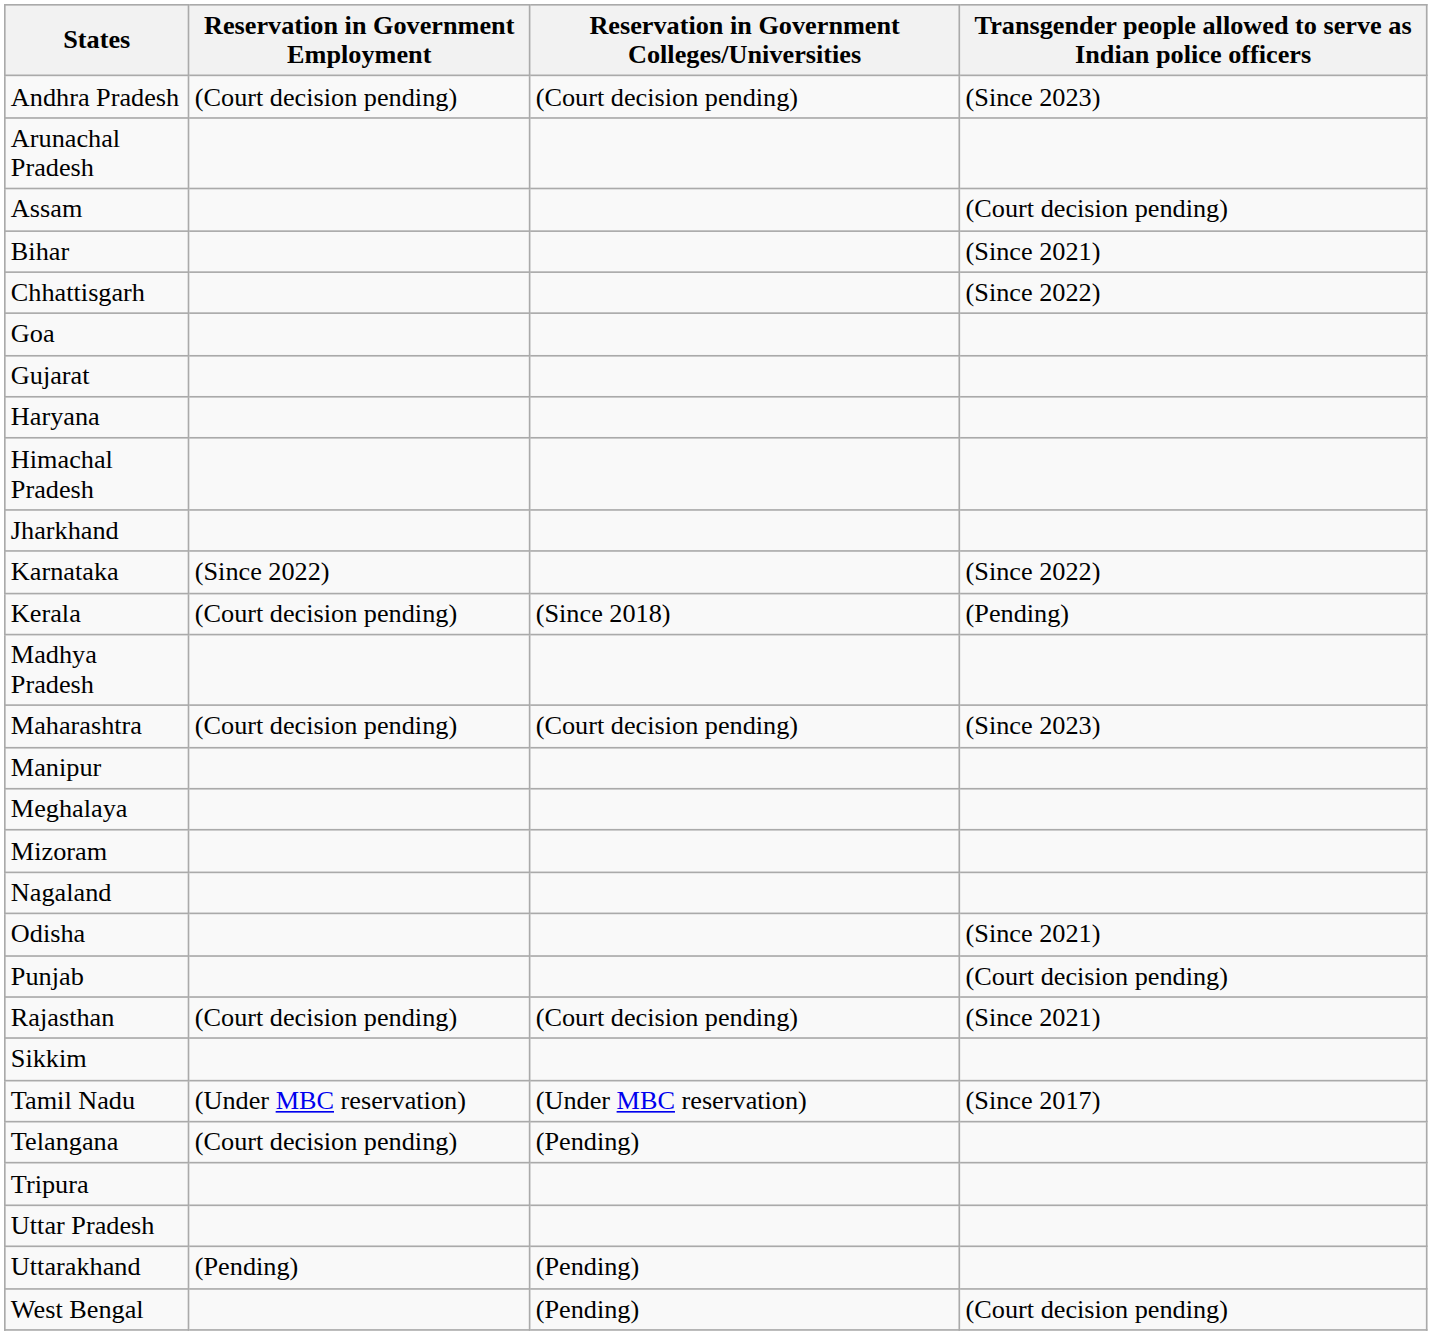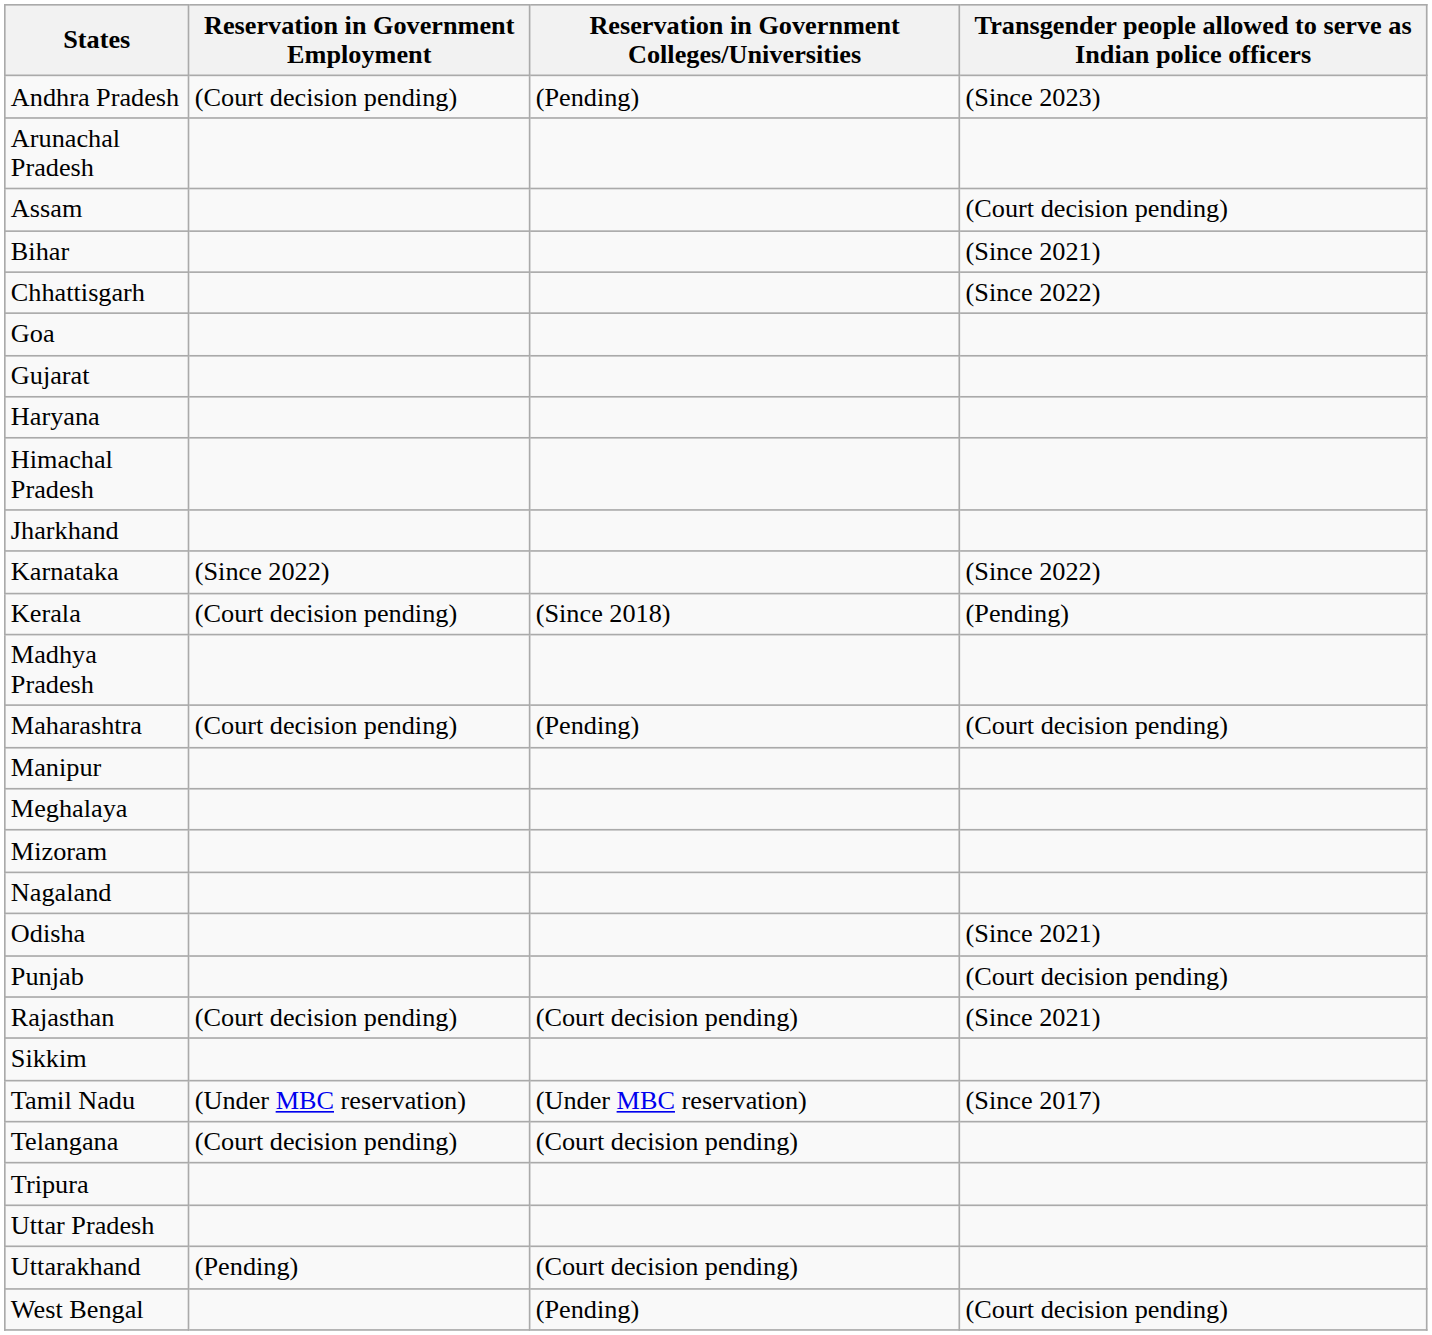(667, 96) (Court decision pending) -> (587, 96) (Pending)
(667, 725) (Court decision pending) -> (587, 725) (Pending)
(1033, 725) (Since 2023) -> (1097, 725) (Court decision pending)
(587, 1142) (Pending) -> (667, 1142) (Court decision pending)
(587, 1266) (Pending) -> (667, 1266) (Court decision pending)
